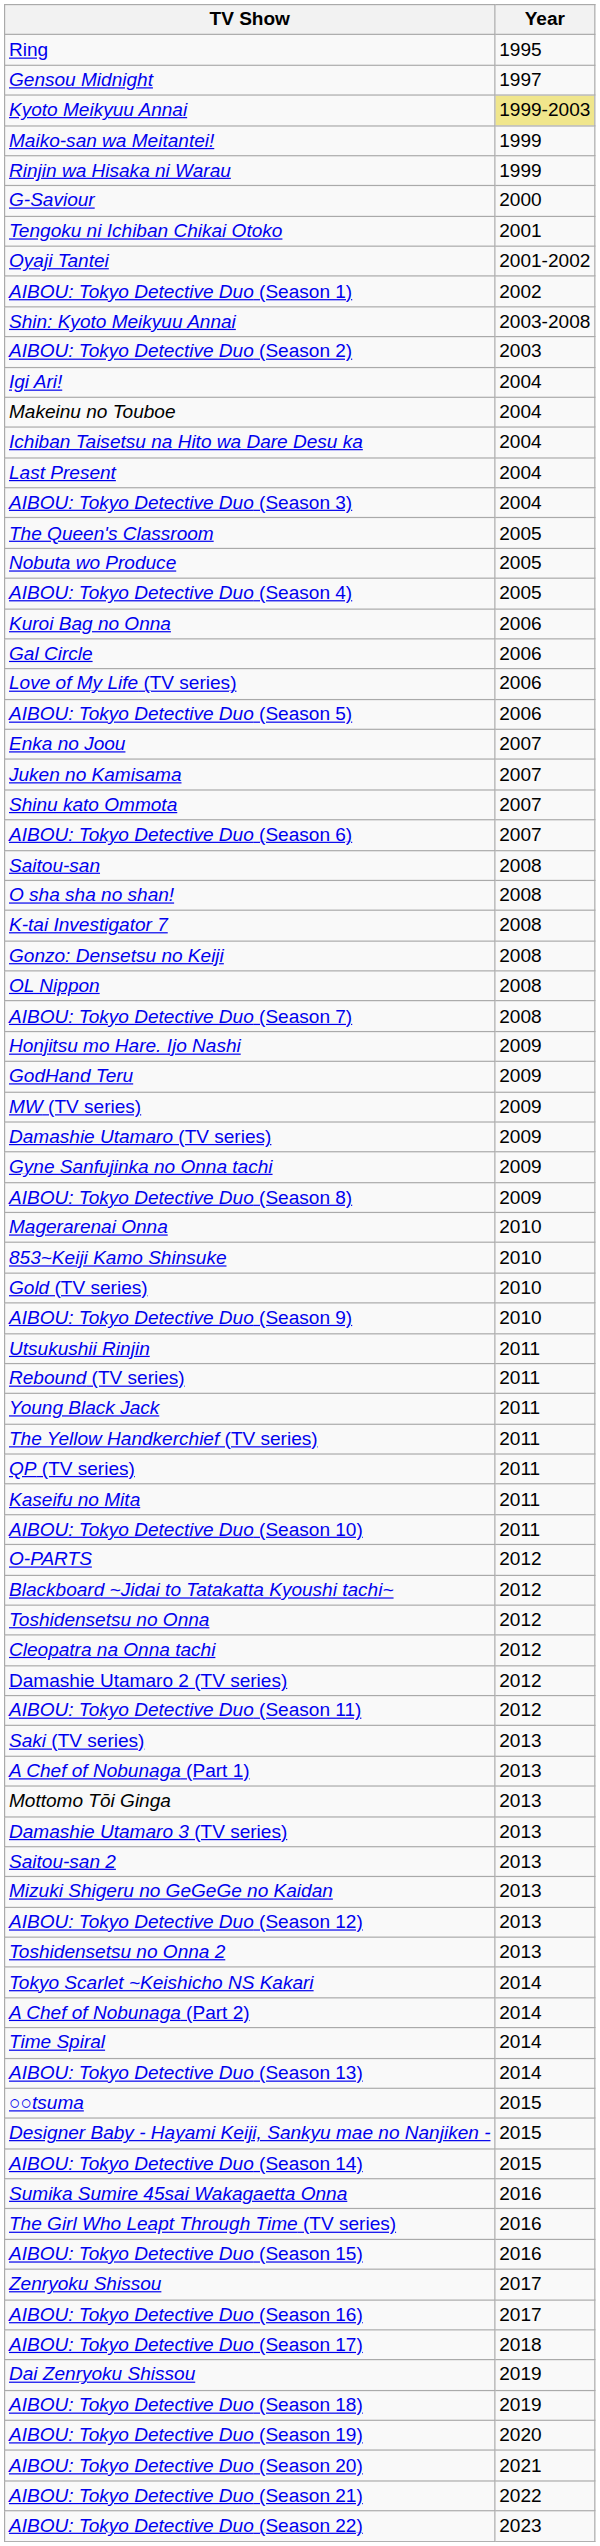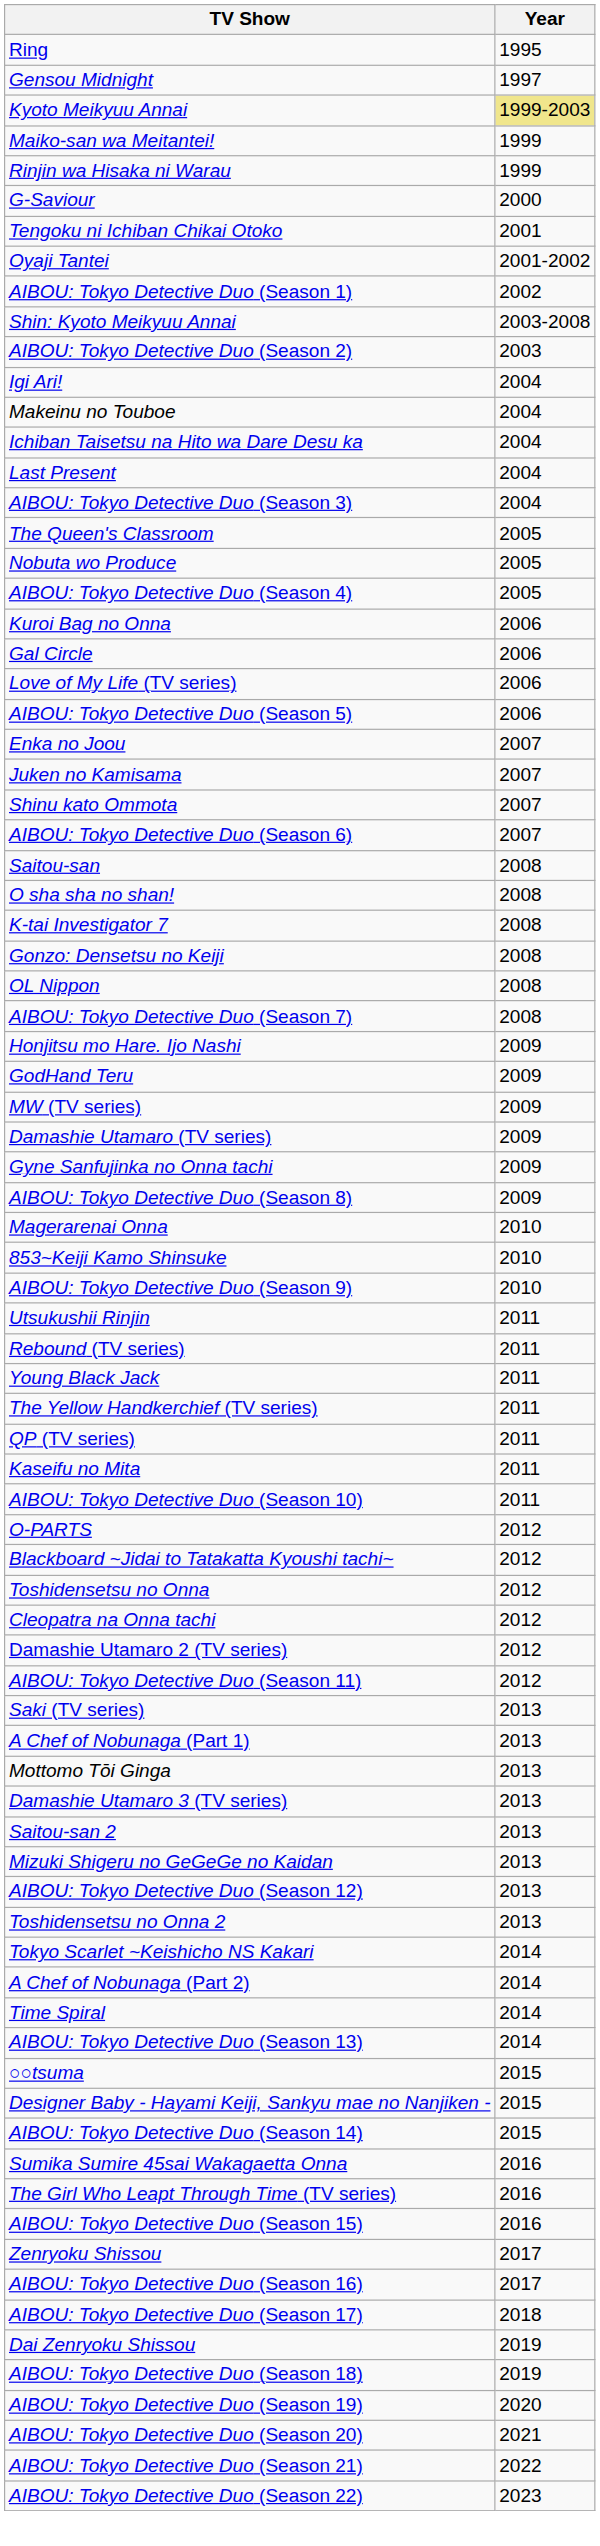- row: (78, 1287)
